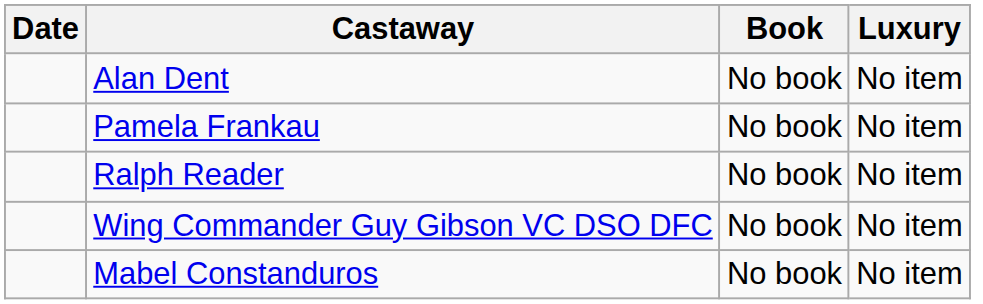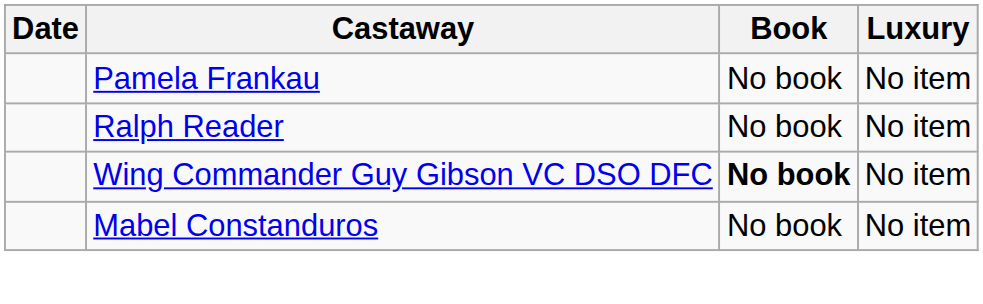- row: (161, 77)
(785, 224) normal -> (789, 175) bold
